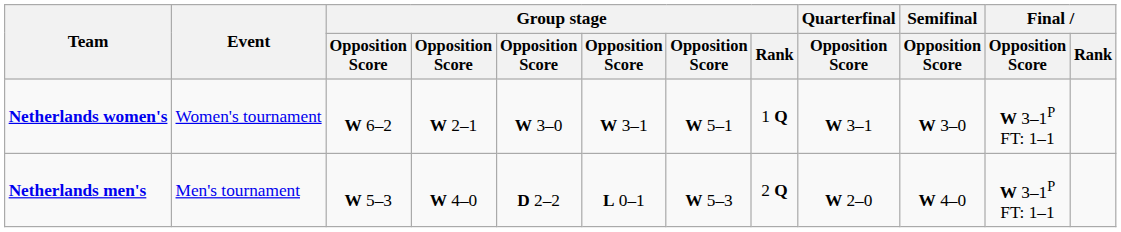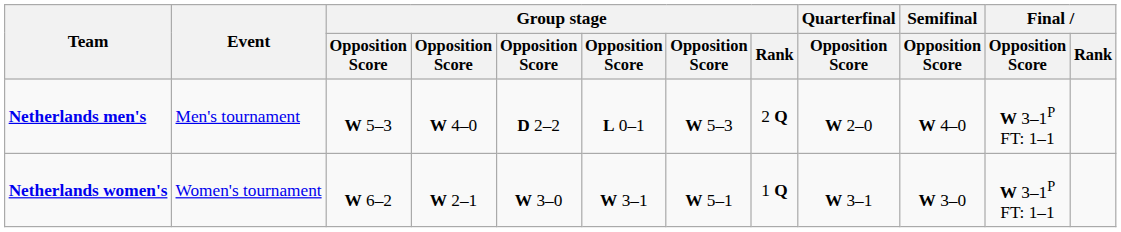rows swapped: (77, 190) <-> (88, 116)
